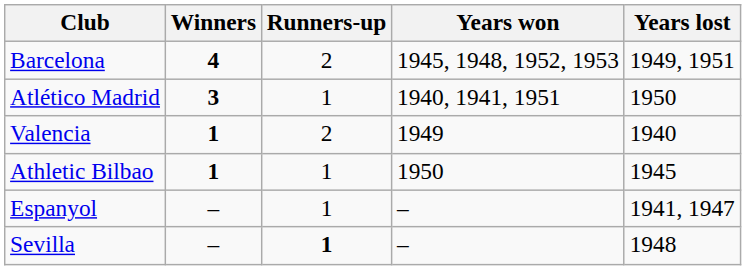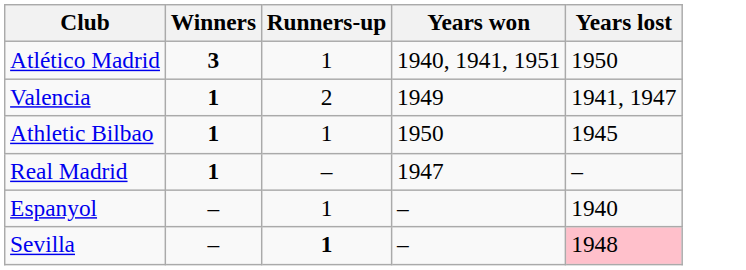- row: (57, 60)
(653, 134) 1940 -> (624, 97) 1941, 1947
+ row: (69, 171)
(682, 208) 1941, 1947 -> (595, 208) 1940
(653, 245) no background -> (595, 245) pink background
